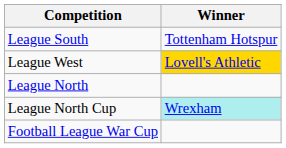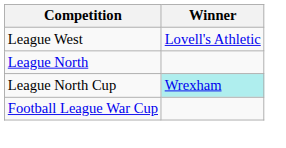- row: (48, 39)
(213, 62) gold background -> (213, 39) no background
